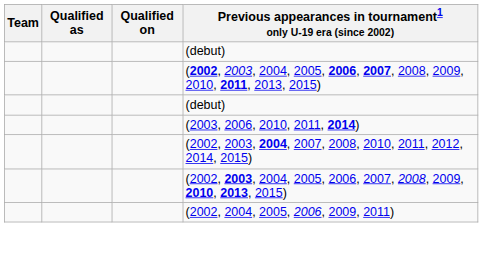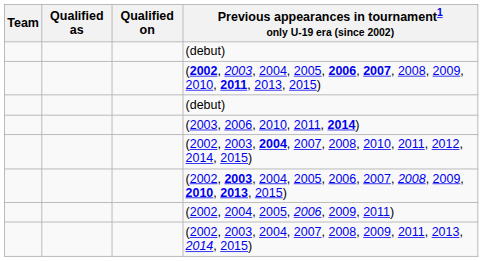+ row: (23, 239)
